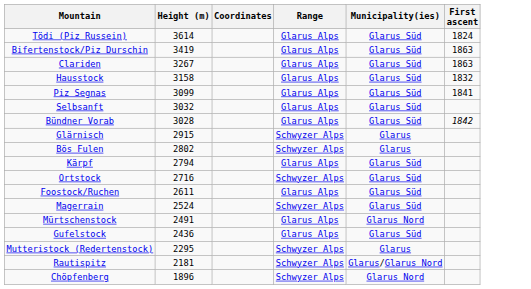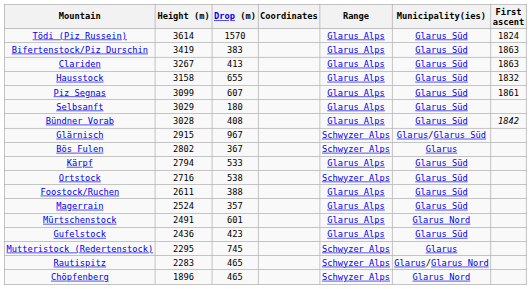+ column: (235, 16)
(462, 92) 1841 -> (509, 92) 1861
(184, 107) 3032 -> (184, 107) 3029
(395, 135) Glarus -> (441, 135) Glarus/Glarus Süd
(310, 206) Schwyzer Alps -> (356, 206) Glarus Alps
(184, 263) 2181 -> (184, 263) 2283
